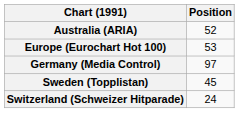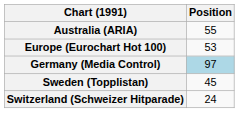(210, 30) 52 -> (210, 30) 55
(210, 64) no background -> (210, 64) lightblue background
